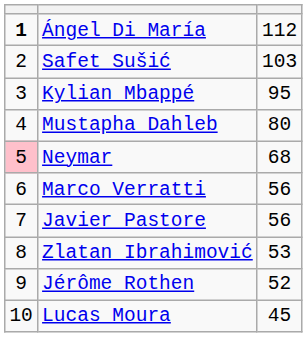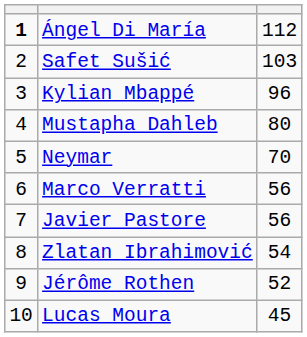(280, 93) 95 -> (280, 93) 96
(21, 157) pink background -> (21, 157) no background
(280, 157) 68 -> (280, 157) 70
(280, 252) 53 -> (280, 252) 54
